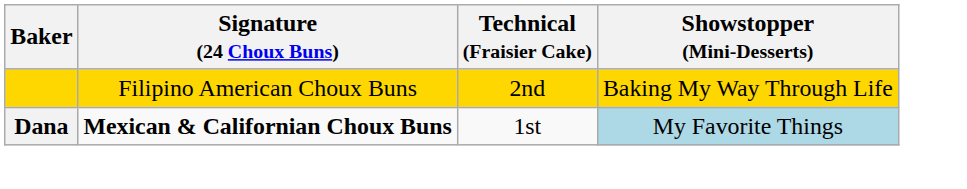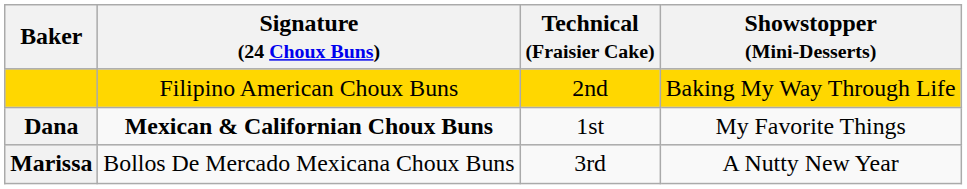(748, 125) lightblue background -> (811, 125) no background
+ row: (51, 163)
